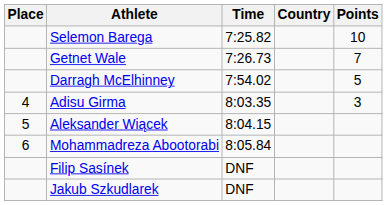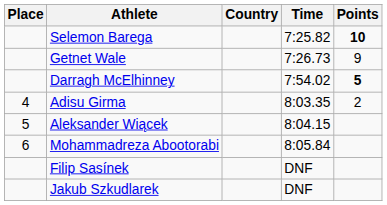columns swapped: (304, 15) <-> (248, 15)
(358, 37) normal -> (358, 37) bold
(358, 59) 7 -> (358, 59) 9
(358, 80) normal -> (358, 80) bold
(358, 102) 3 -> (358, 102) 2
